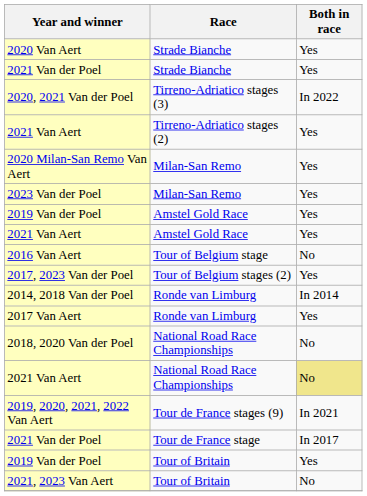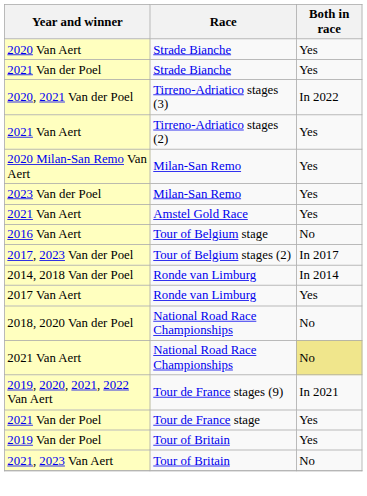- row: (54, 214)
(308, 275) Yes -> (319, 254) In 2017
(319, 440) In 2017 -> (308, 419) Yes
